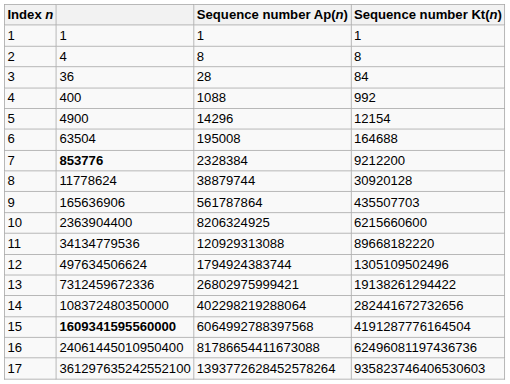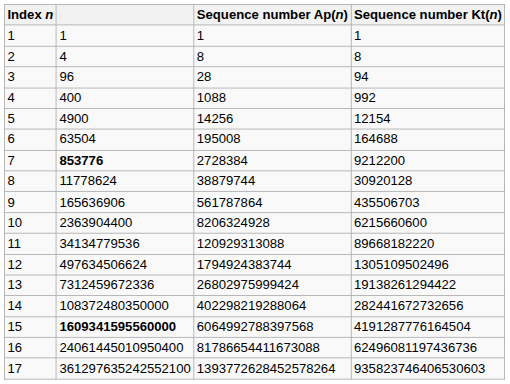(67, 77) 36 -> (67, 77) 96
(361, 77) 84 -> (361, 77) 94
(215, 118) 14296 -> (215, 118) 14256
(222, 160) 2328384 -> (222, 160) 2728384
(387, 202) 435507703 -> (387, 202) 435506703
(233, 222) 8206324925 -> (233, 222) 8206324928
(248, 285) 26802975999421 -> (248, 285) 26802975999424
